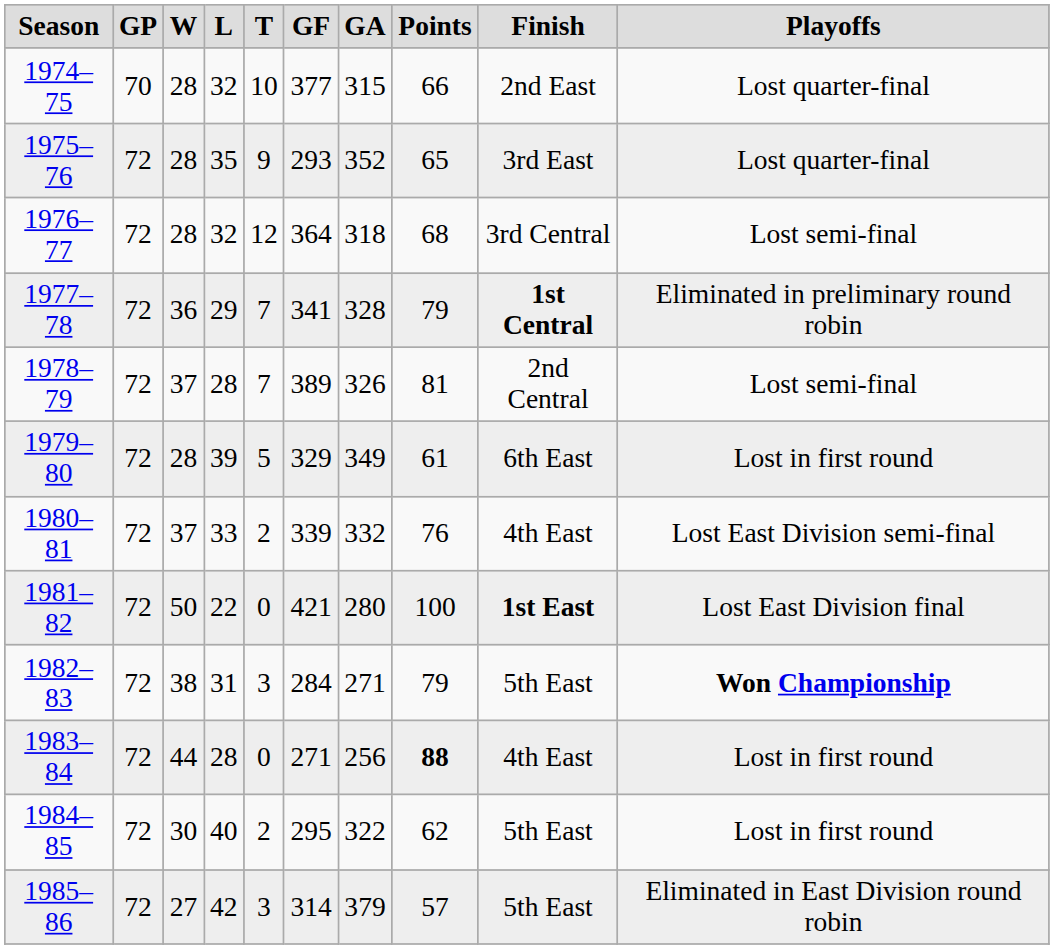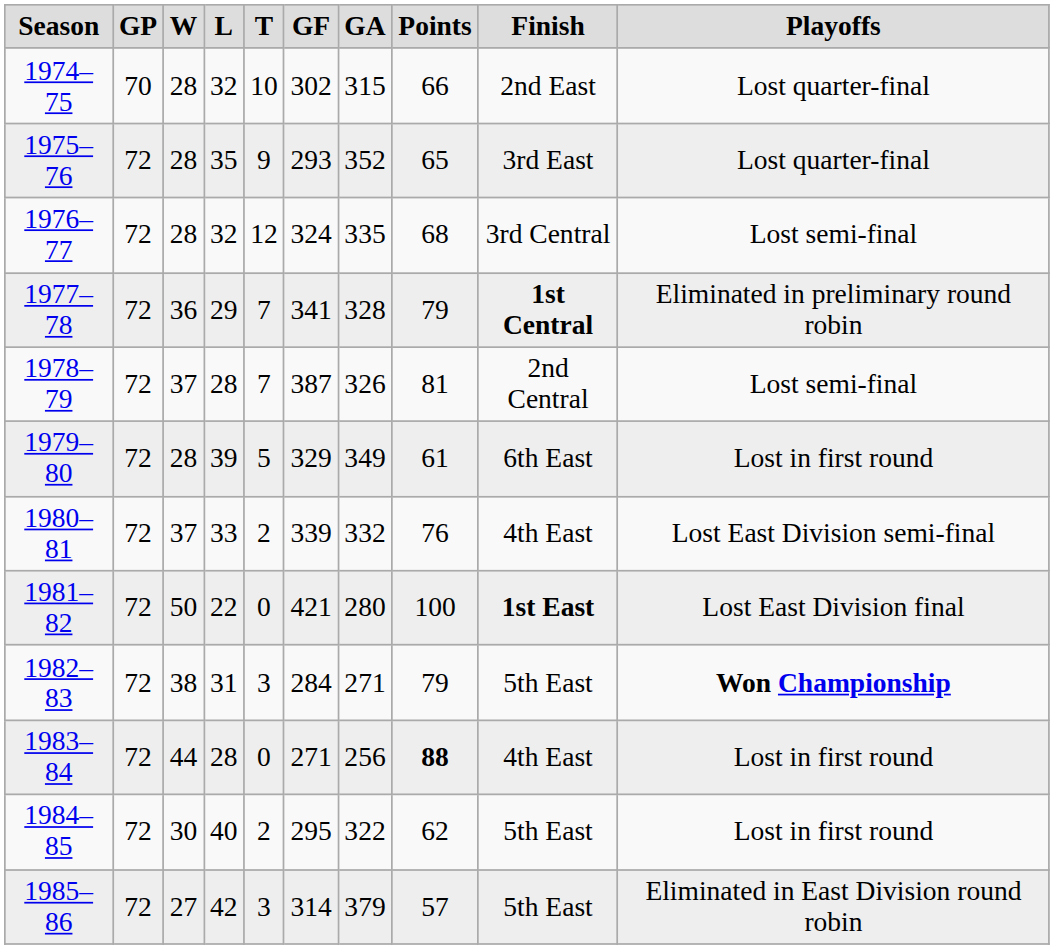(311, 85) 377 -> (311, 85) 302
(311, 234) 364 -> (311, 234) 324
(365, 234) 318 -> (365, 234) 335
(311, 383) 389 -> (311, 383) 387
